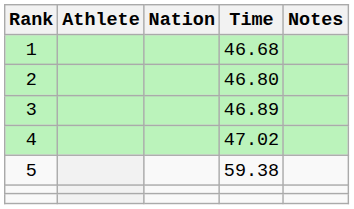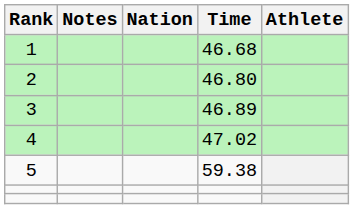columns swapped: (101, 20) <-> (316, 20)
